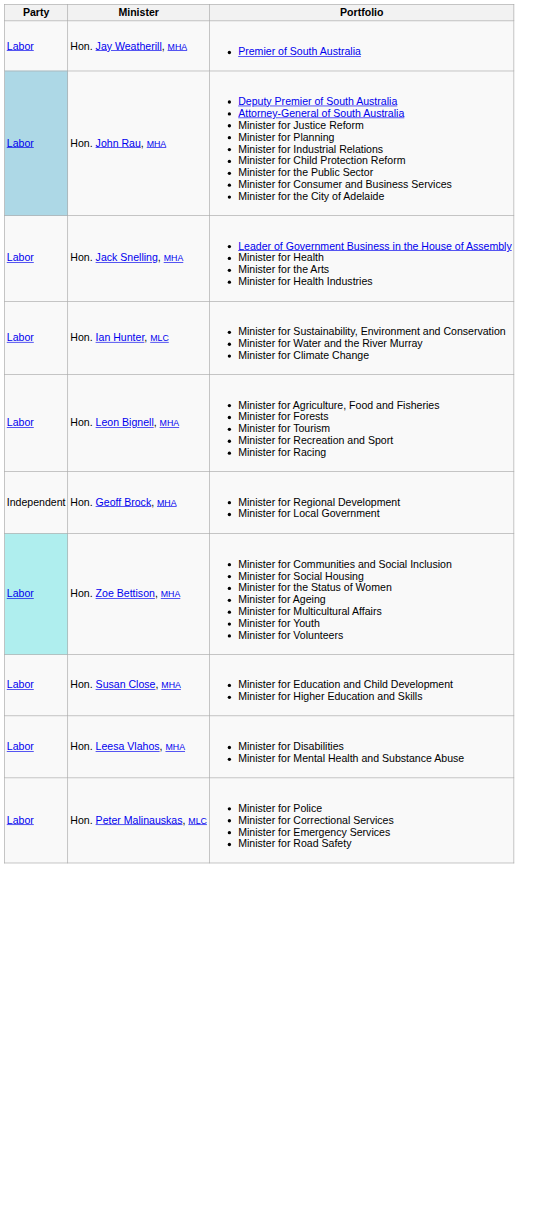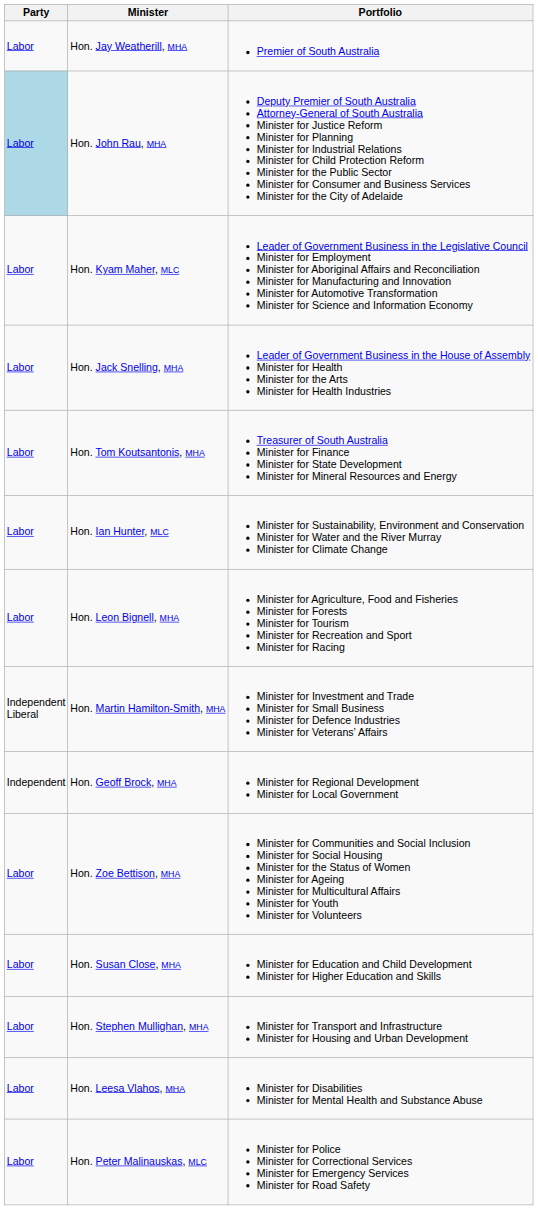+ row: (125, 270)
+ row: (138, 453)
+ row: (148, 709)
(20, 594) paleturquoise background -> (20, 874) no background
+ row: (139, 1026)
